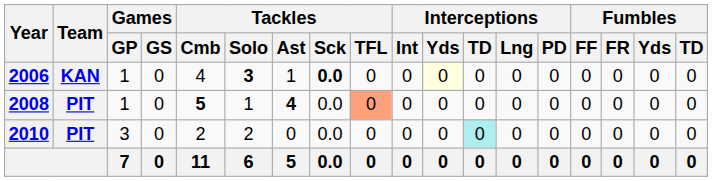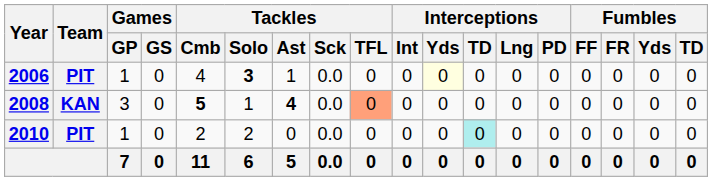(80, 76) KAN -> (80, 76) PIT
(330, 76) bold -> (330, 76) normal
(80, 104) PIT -> (80, 104) KAN
(125, 104) 1 -> (125, 104) 3
(125, 133) 3 -> (125, 133) 1
